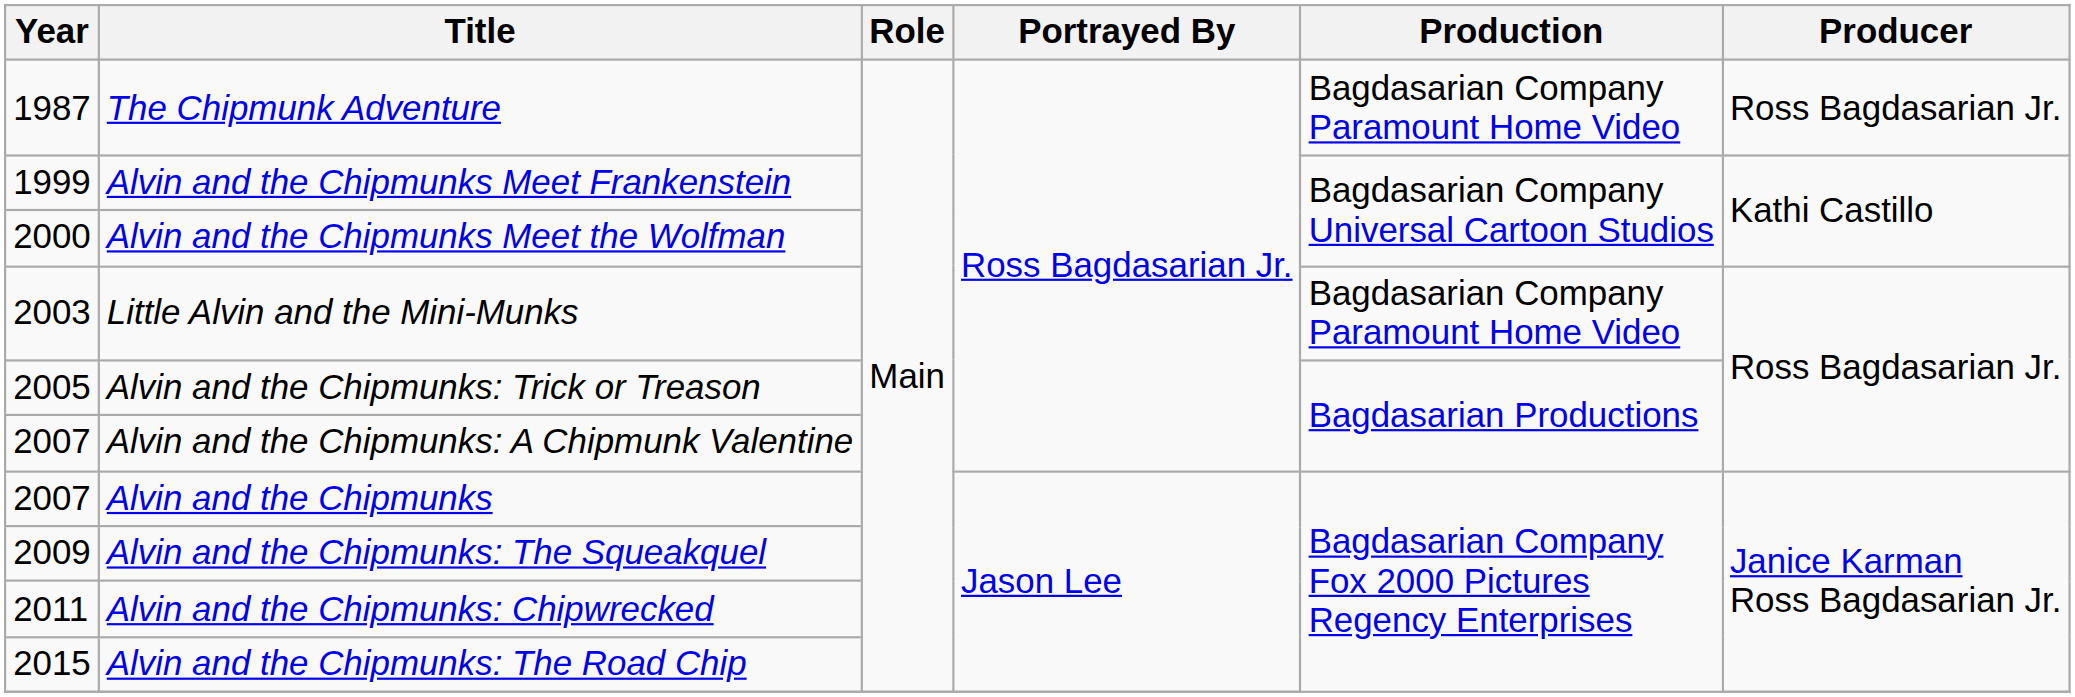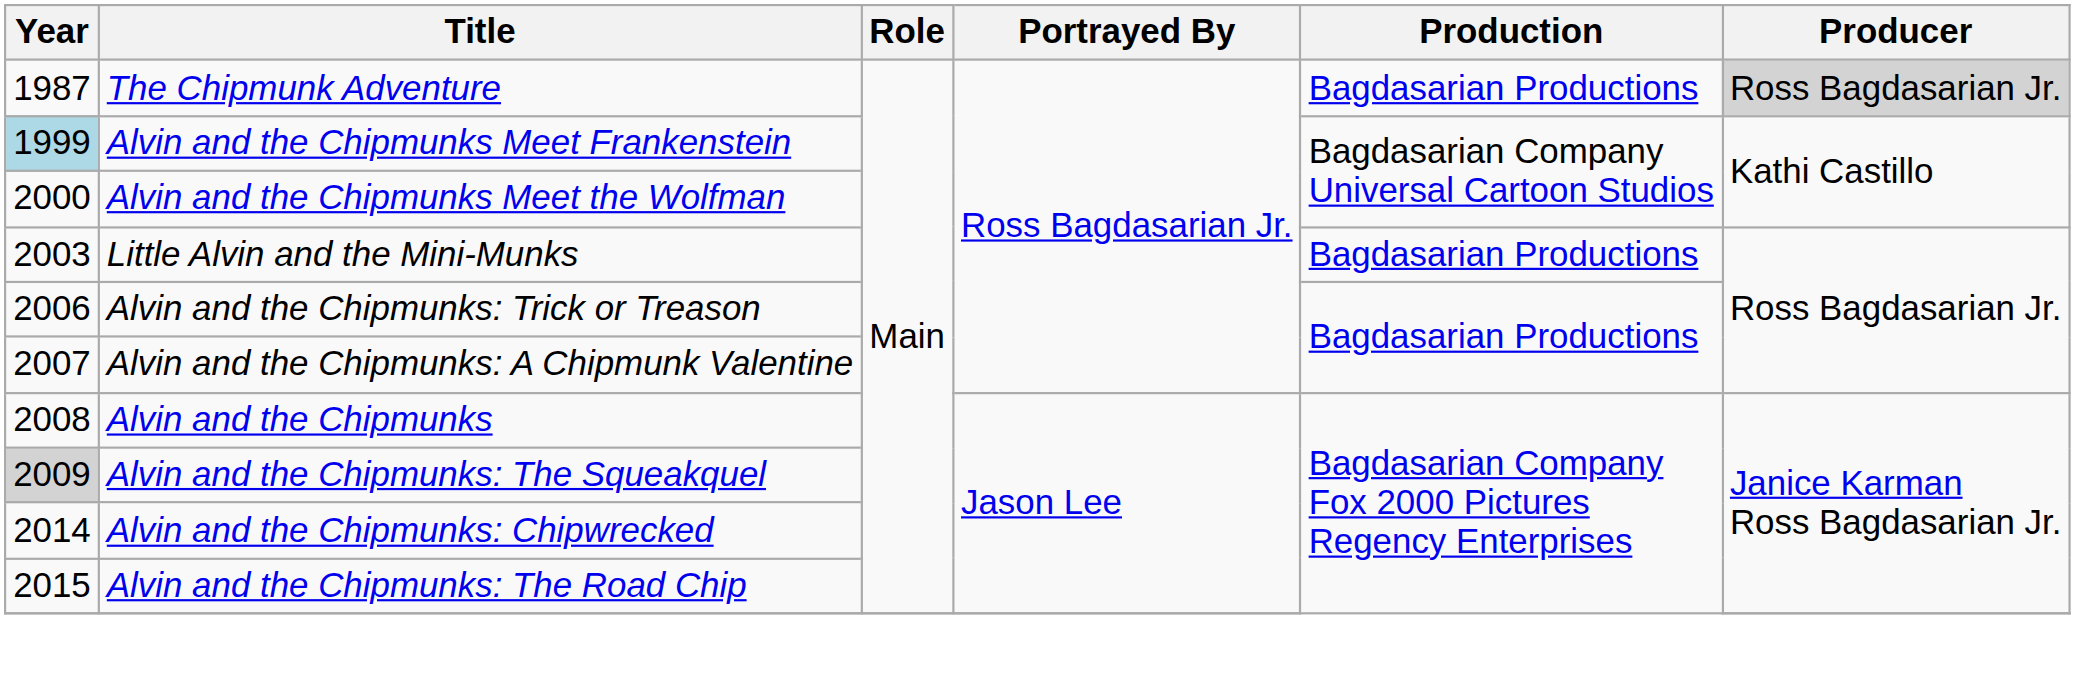(1494, 107) Bagdasarian Company Paramount Home Video -> (1503, 87) Bagdasarian Productions
(1896, 107) no background -> (1896, 87) lightgrey background
(52, 182) no background -> (52, 142) lightblue background
(1494, 312) Bagdasarian Company Paramount Home Video -> (1503, 253) Bagdasarian Productions
(52, 387) 2005 -> (52, 308) 2006
(52, 497) 2007 -> (52, 419) 2008
(52, 553) no background -> (52, 474) lightgrey background
(51, 608) 2011 -> (52, 530) 2014
